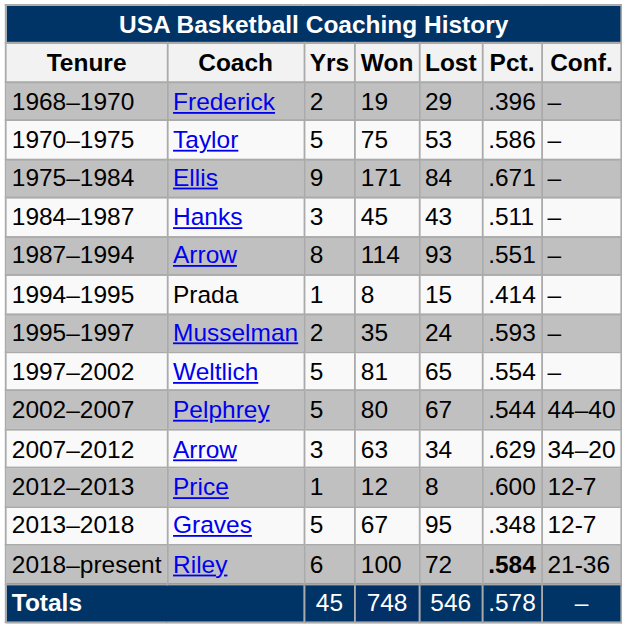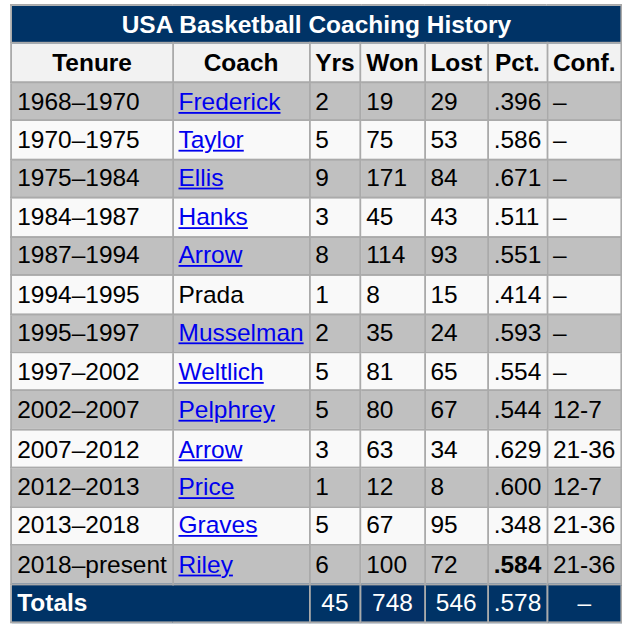(581, 410) 44–40 -> (577, 410) 12-7
(581, 449) 34–20 -> (584, 449) 21-36
(572, 526) 12-7 -> (584, 526) 21-36
